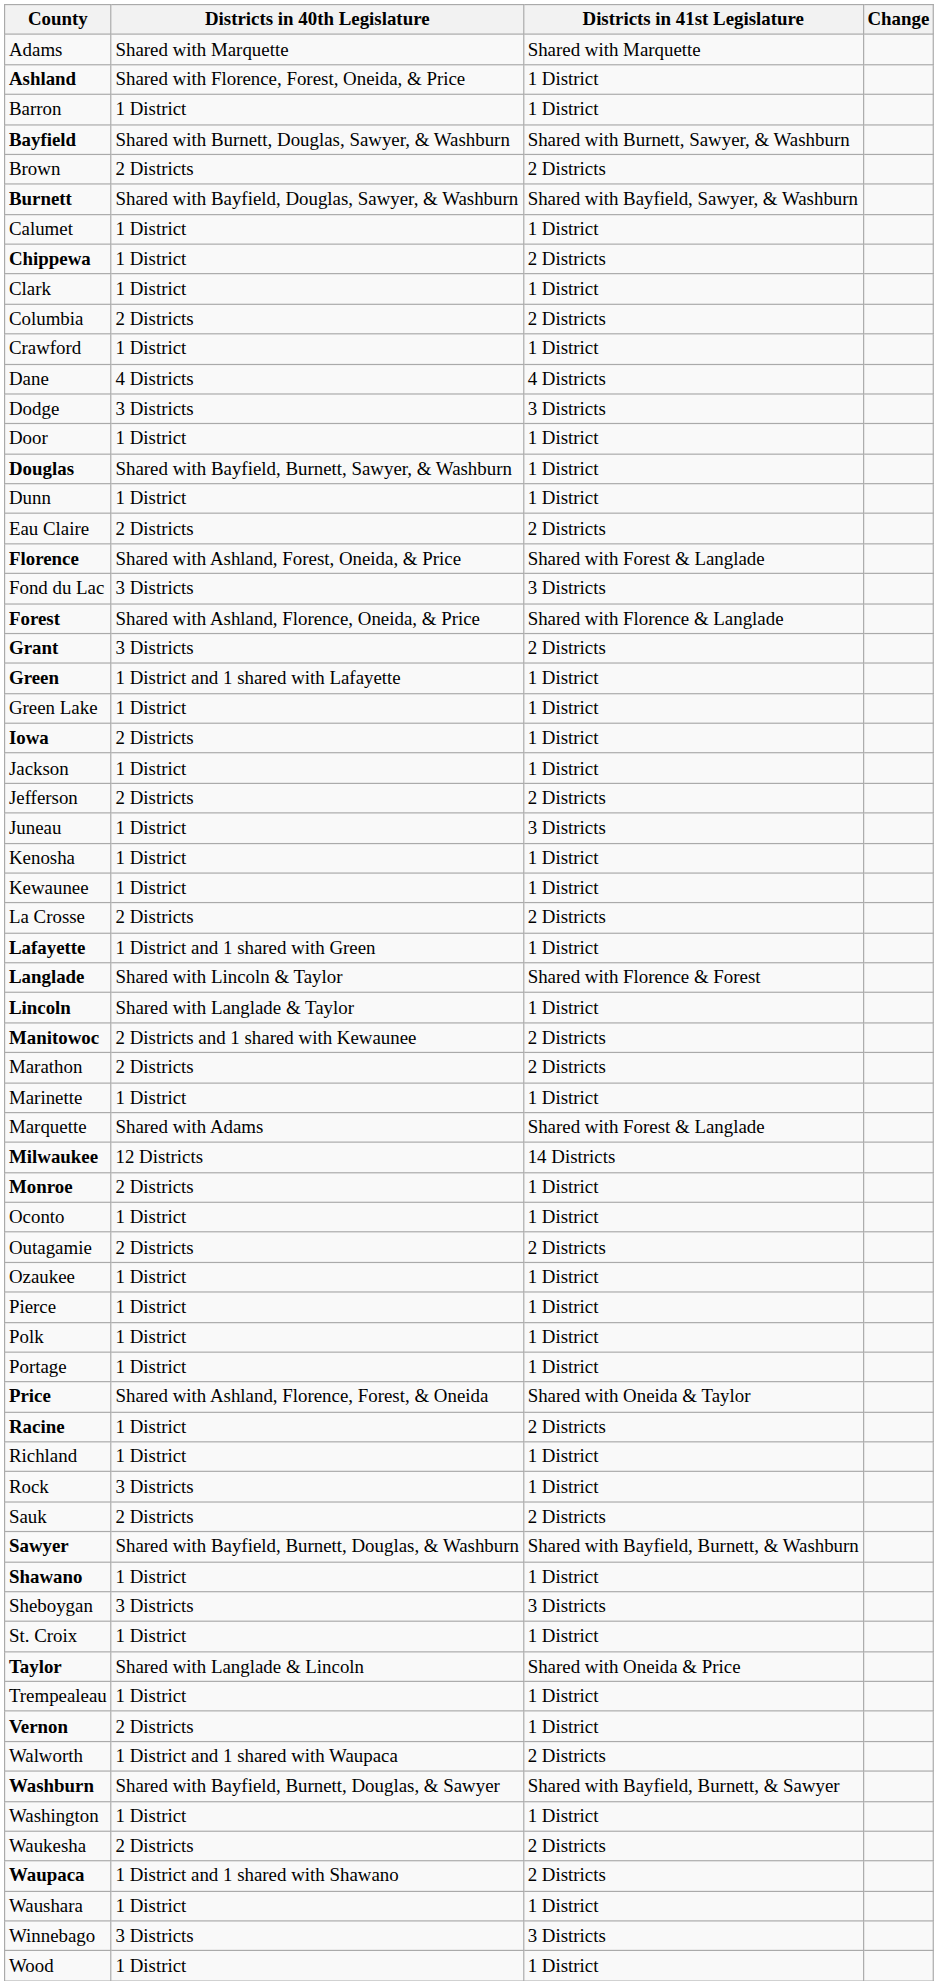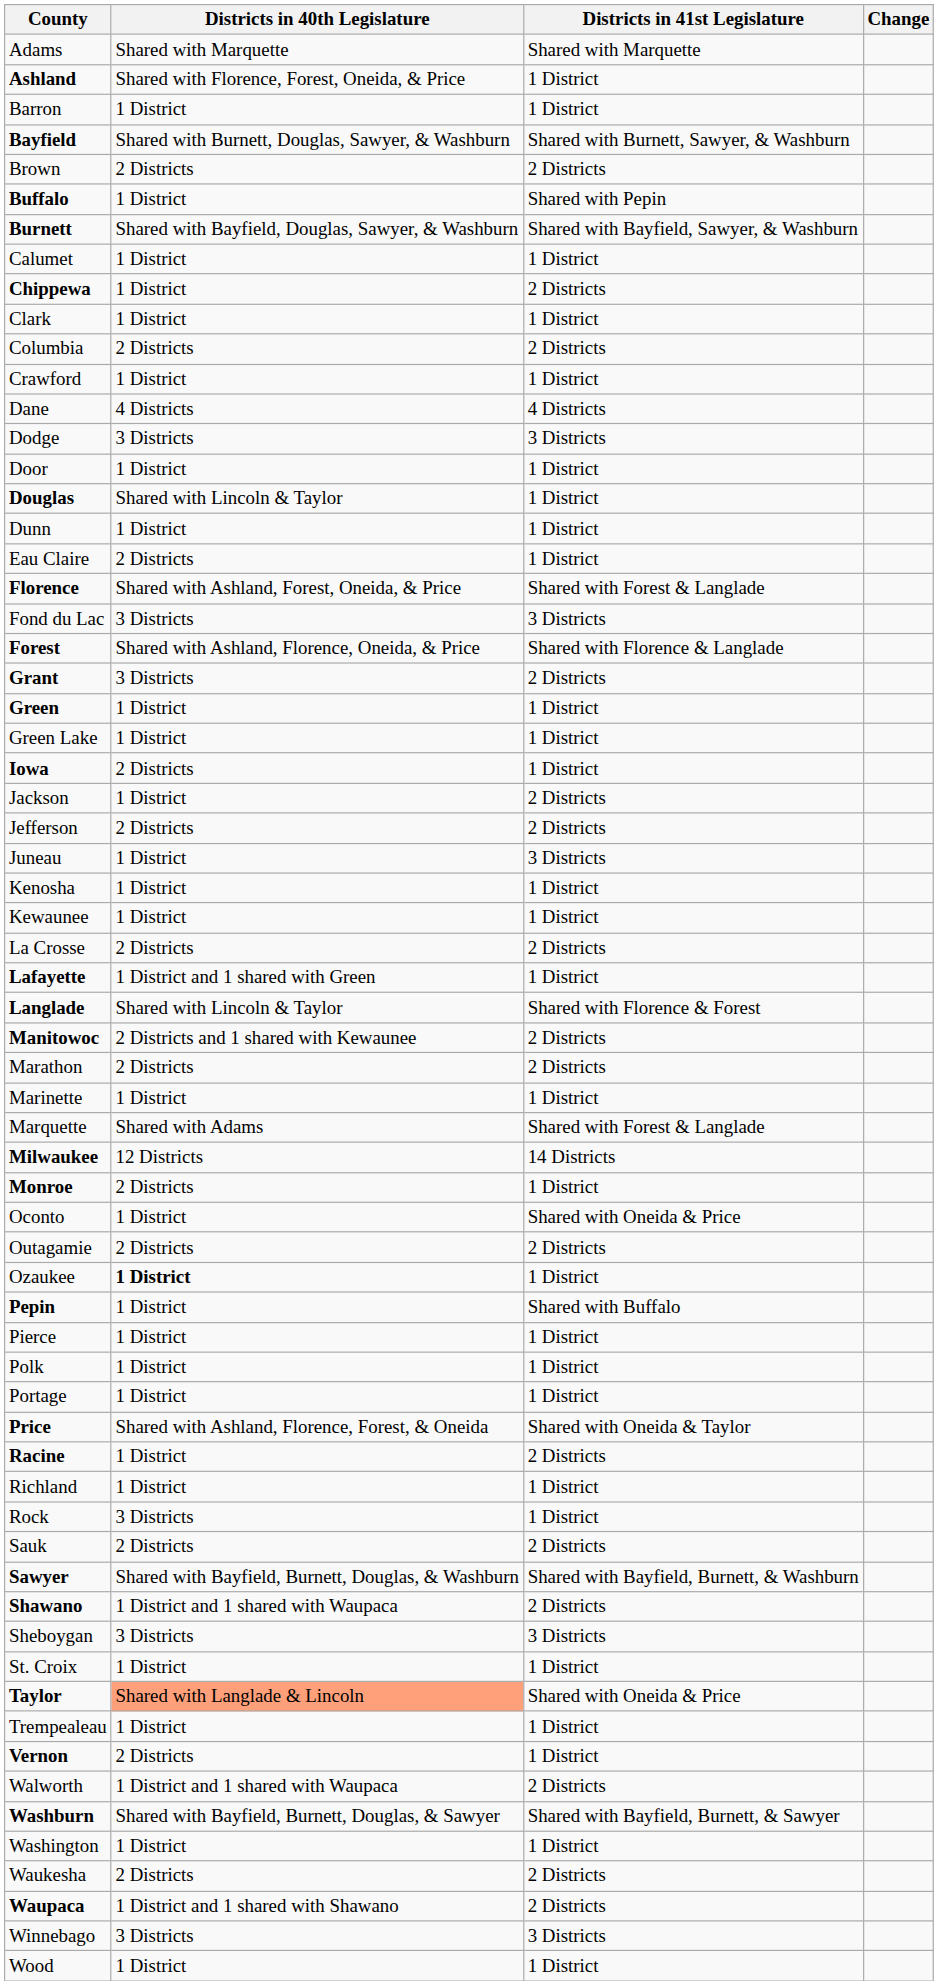+ row: (39, 199)
(314, 468) Shared with Bayfield, Burnett, Sawyer, & Washburn -> (229, 498) Shared with Lincoln & Taylor
(567, 528) 2 Districts -> (563, 558) 1 District
(258, 678) 1 District and 1 shared with Lafayette -> (151, 708) 1 District
(563, 768) 1 District -> (567, 797) 2 Districts
- row: (40, 1007)
(563, 1217) 1 District -> (634, 1217) Shared with Oneida & Price
(151, 1277) normal -> (153, 1277) bold
+ row: (32, 1306)
(151, 1576) 1 District -> (257, 1606) 1 District and 1 shared with Waupaca
(563, 1576) 1 District -> (567, 1606) 2 Districts
(240, 1666) no background -> (240, 1696) lightsalmon background
- row: (46, 1905)
